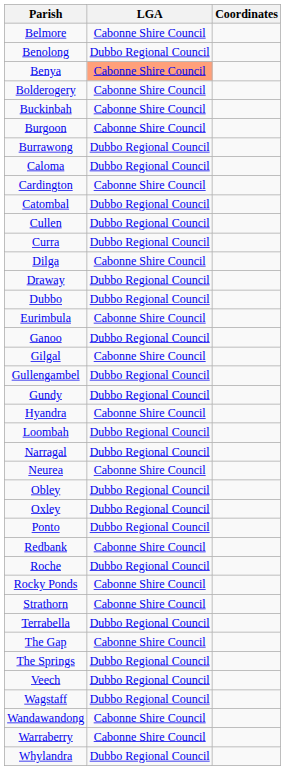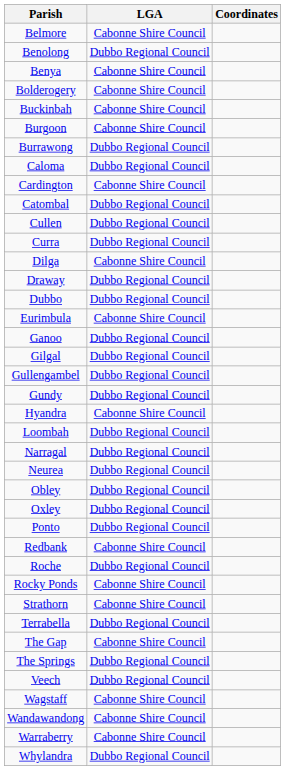(150, 71) lightsalmon background -> (150, 71) no background
(150, 356) Cabonne Shire Council -> (150, 356) Dubbo Regional Council
(150, 470) Cabonne Shire Council -> (150, 470) Dubbo Regional Council
(150, 699) Dubbo Regional Council -> (150, 699) Cabonne Shire Council
